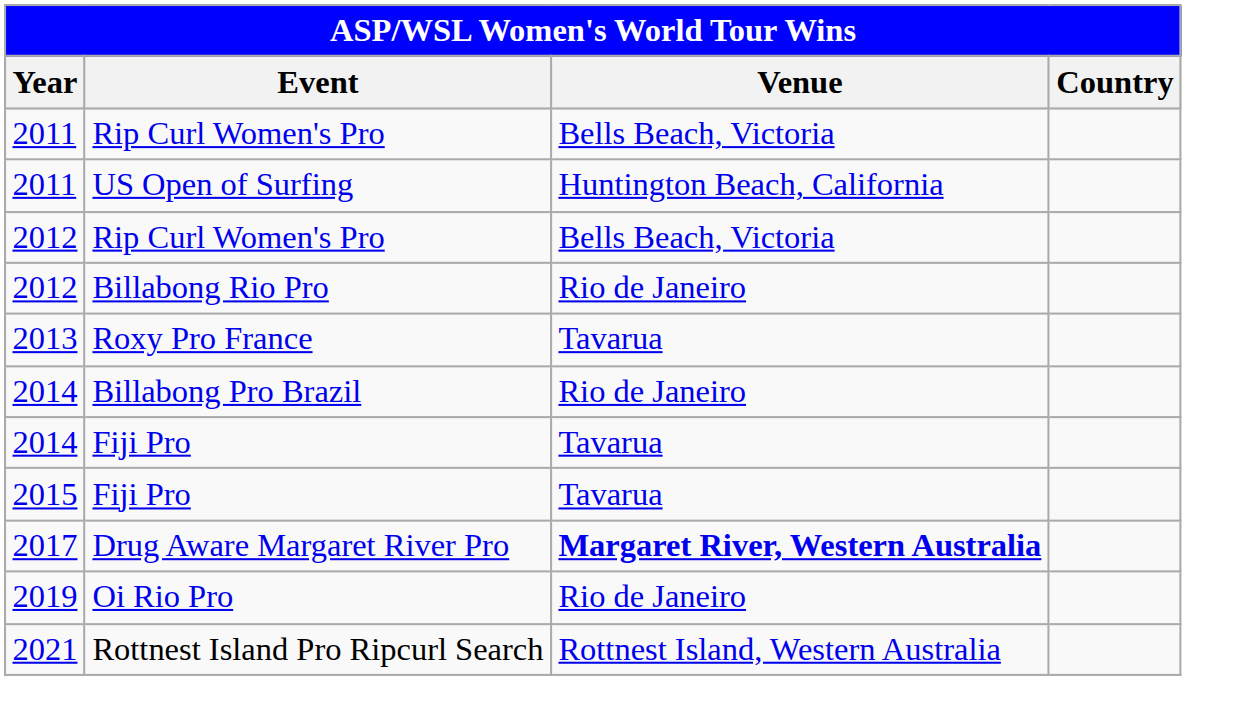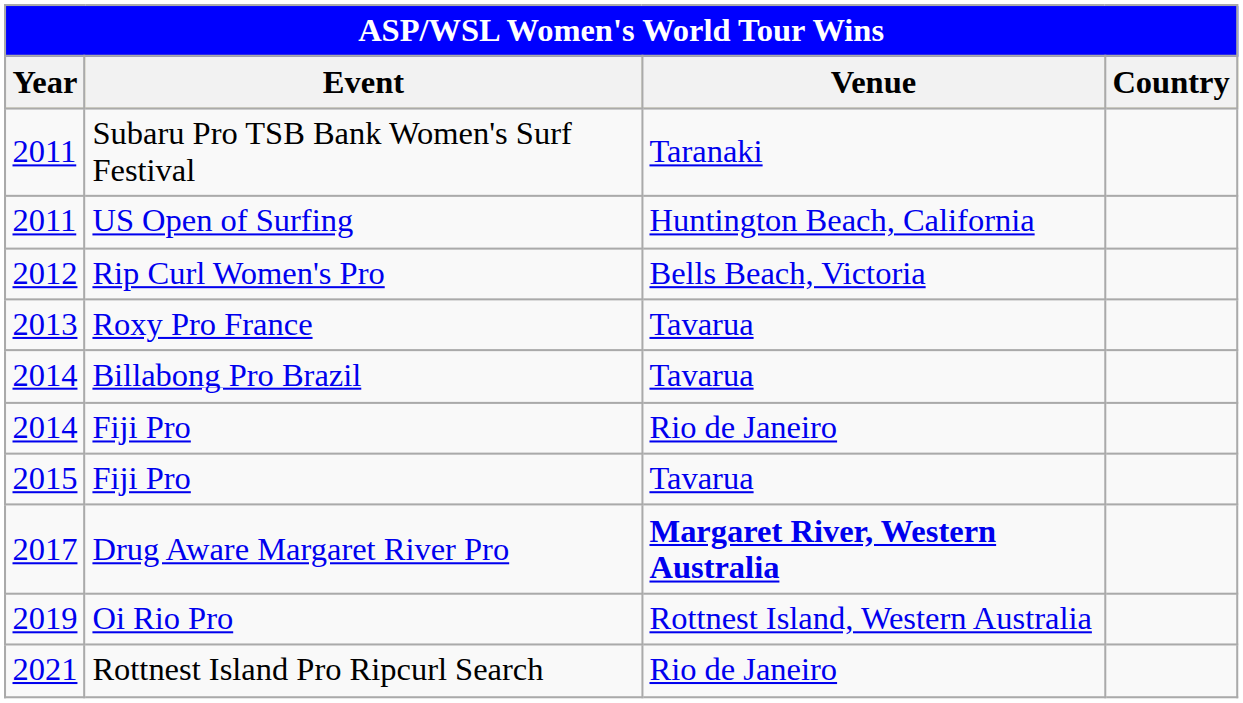- row: (44, 133)
+ row: (44, 151)
- row: (45, 287)
(652, 390) Rio de Janeiro -> (702, 375) Tavarua
(611, 442) Tavarua -> (743, 427) Rio de Janeiro
(652, 596) Rio de Janeiro -> (871, 618) Rottnest Island, Western Australia
(780, 648) Rottnest Island, Western Australia -> (743, 669) Rio de Janeiro
